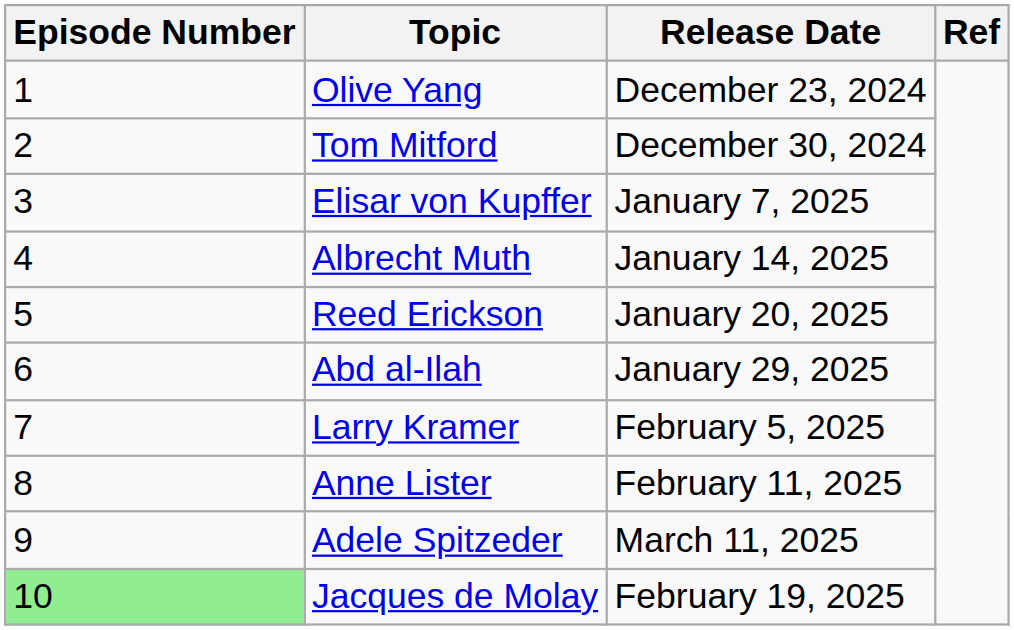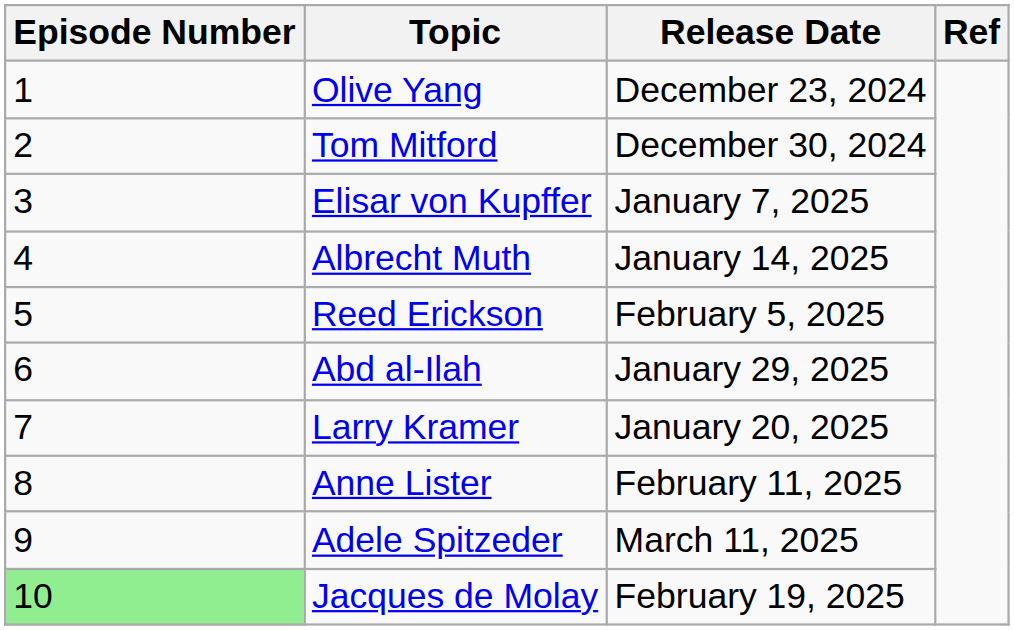(752, 314) January 20, 2025 -> (750, 314) February 5, 2025
(750, 426) February 5, 2025 -> (752, 426) January 20, 2025
